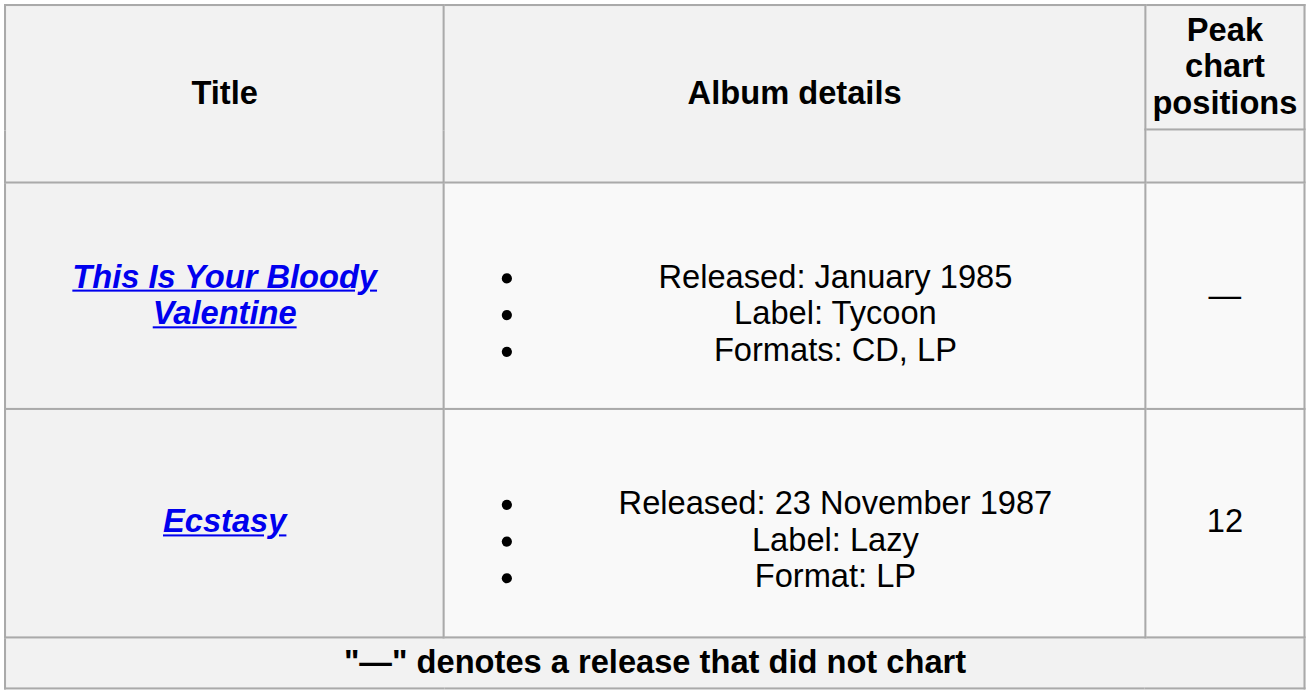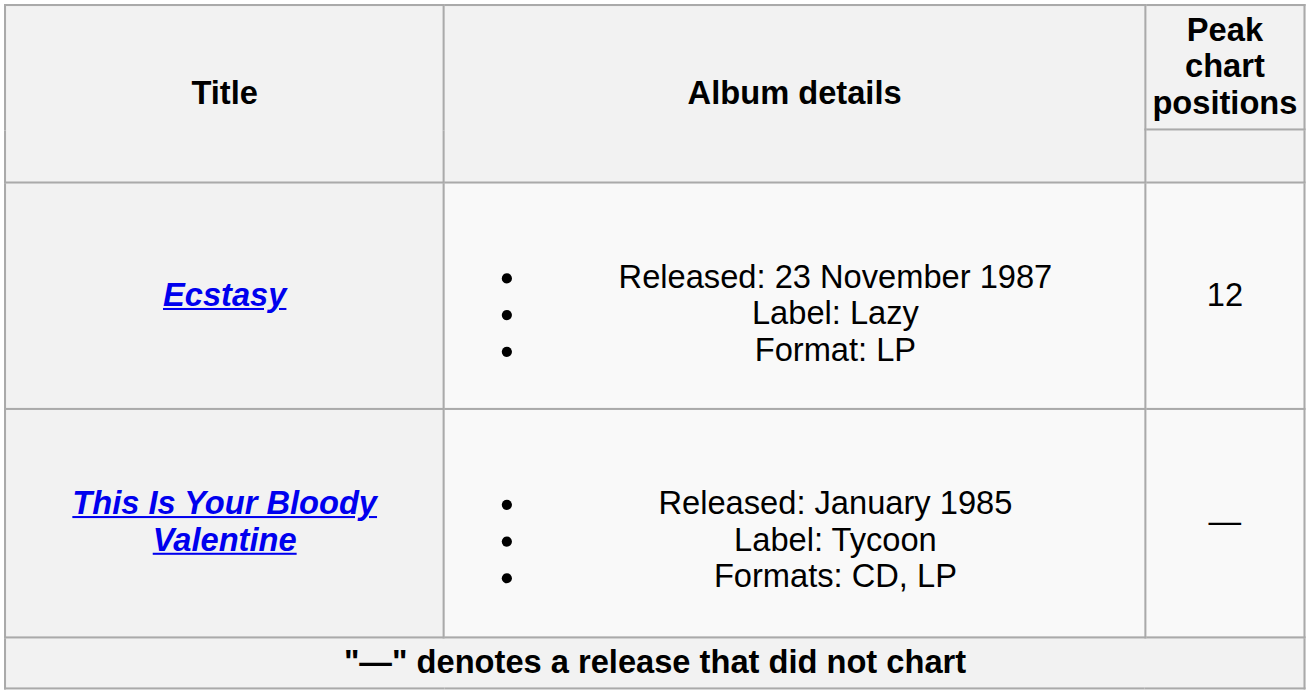rows swapped: (225, 295) <-> (225, 522)
